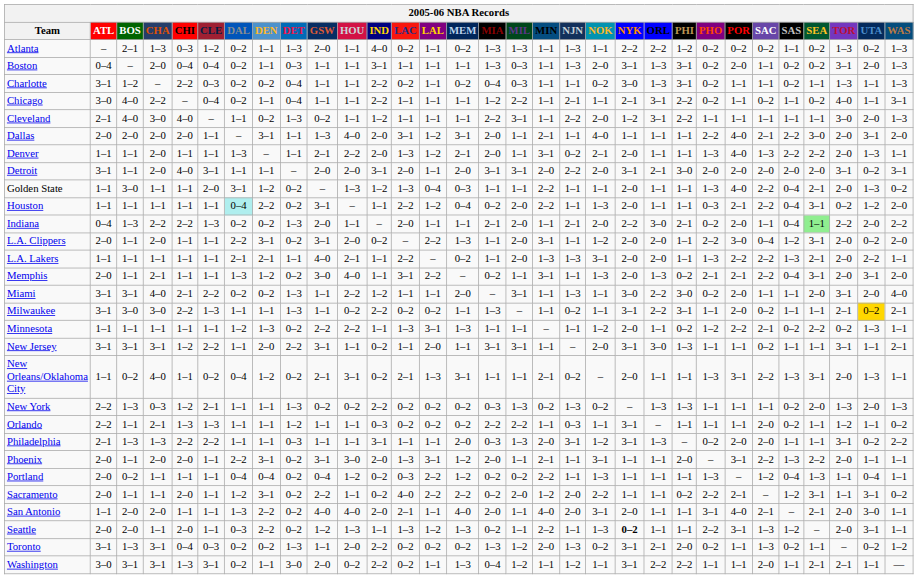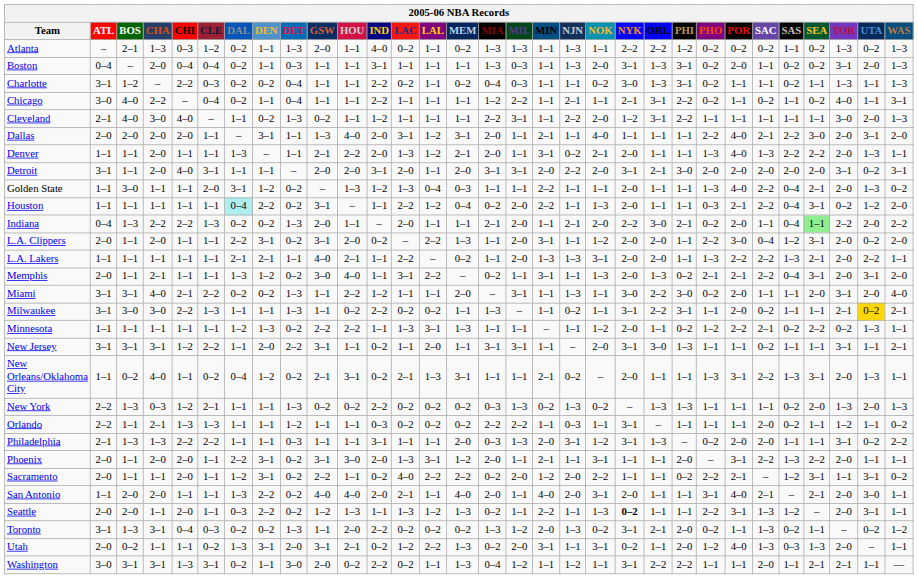- row: (25, 476)
+ row: (17, 546)
